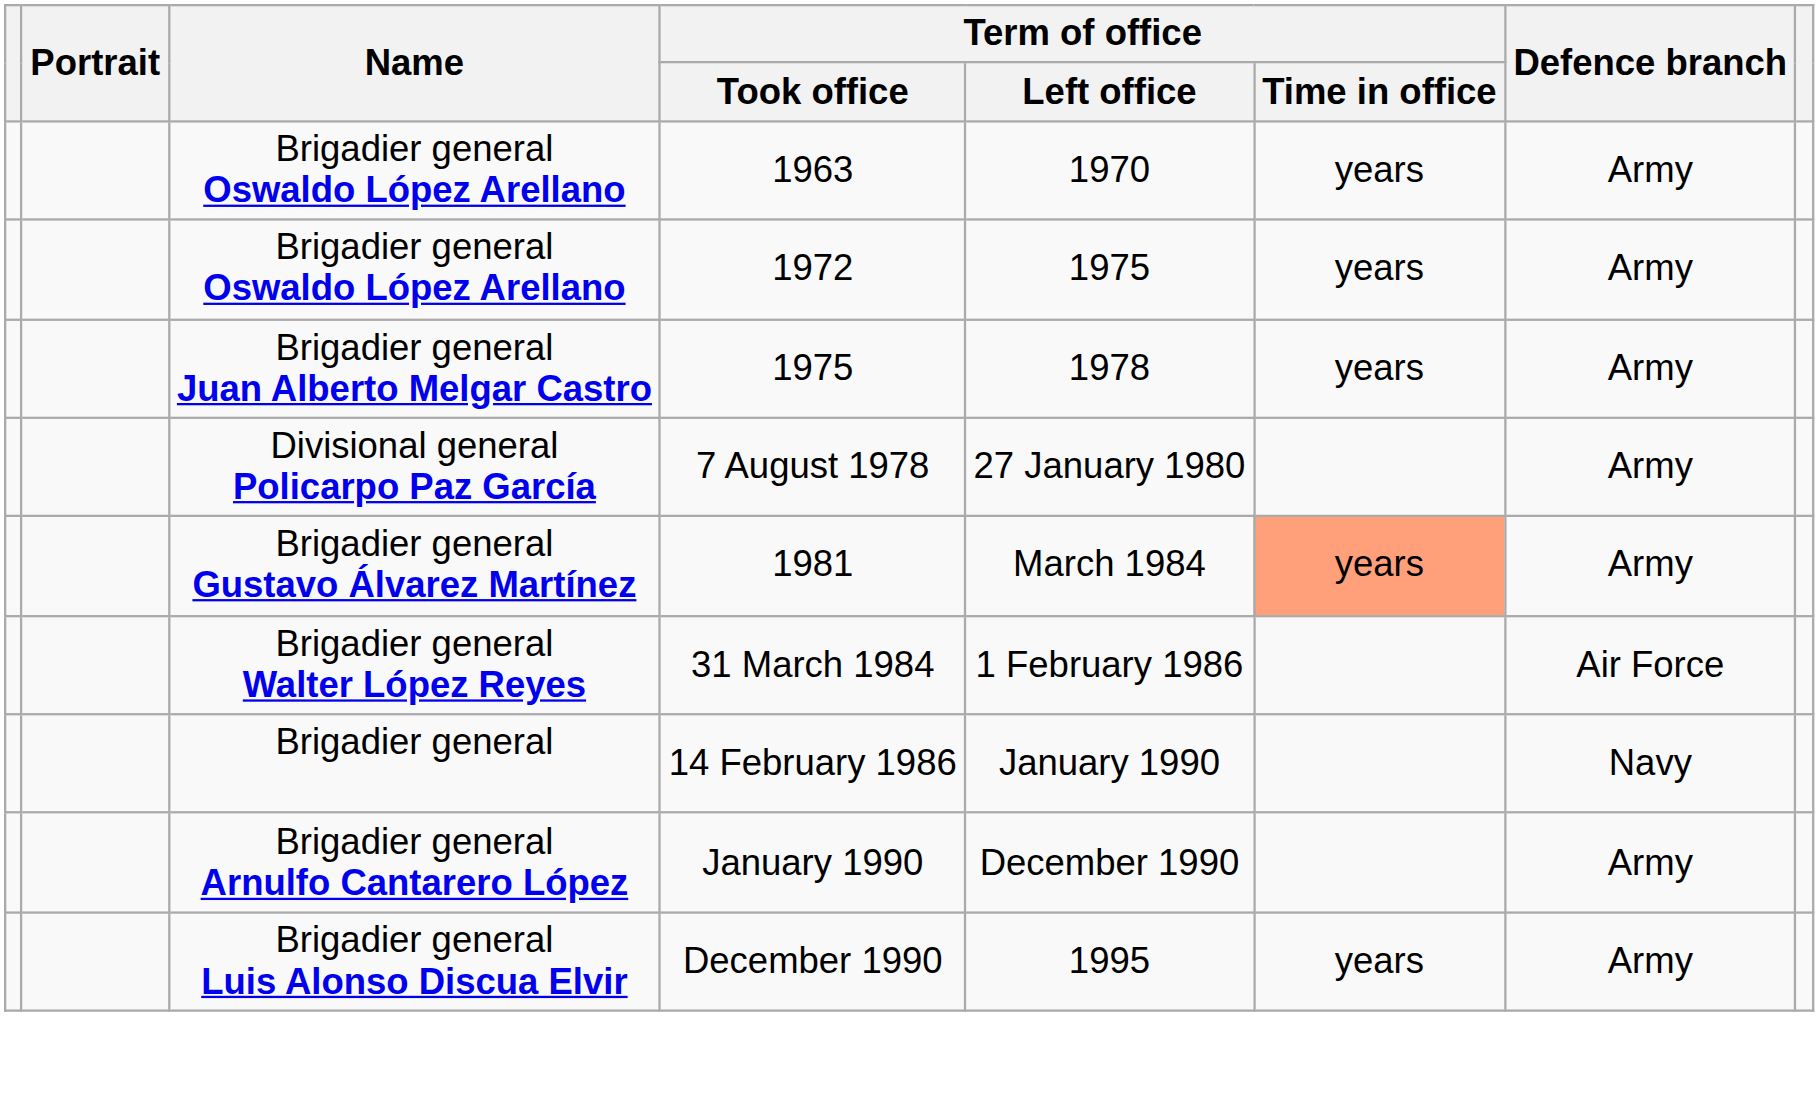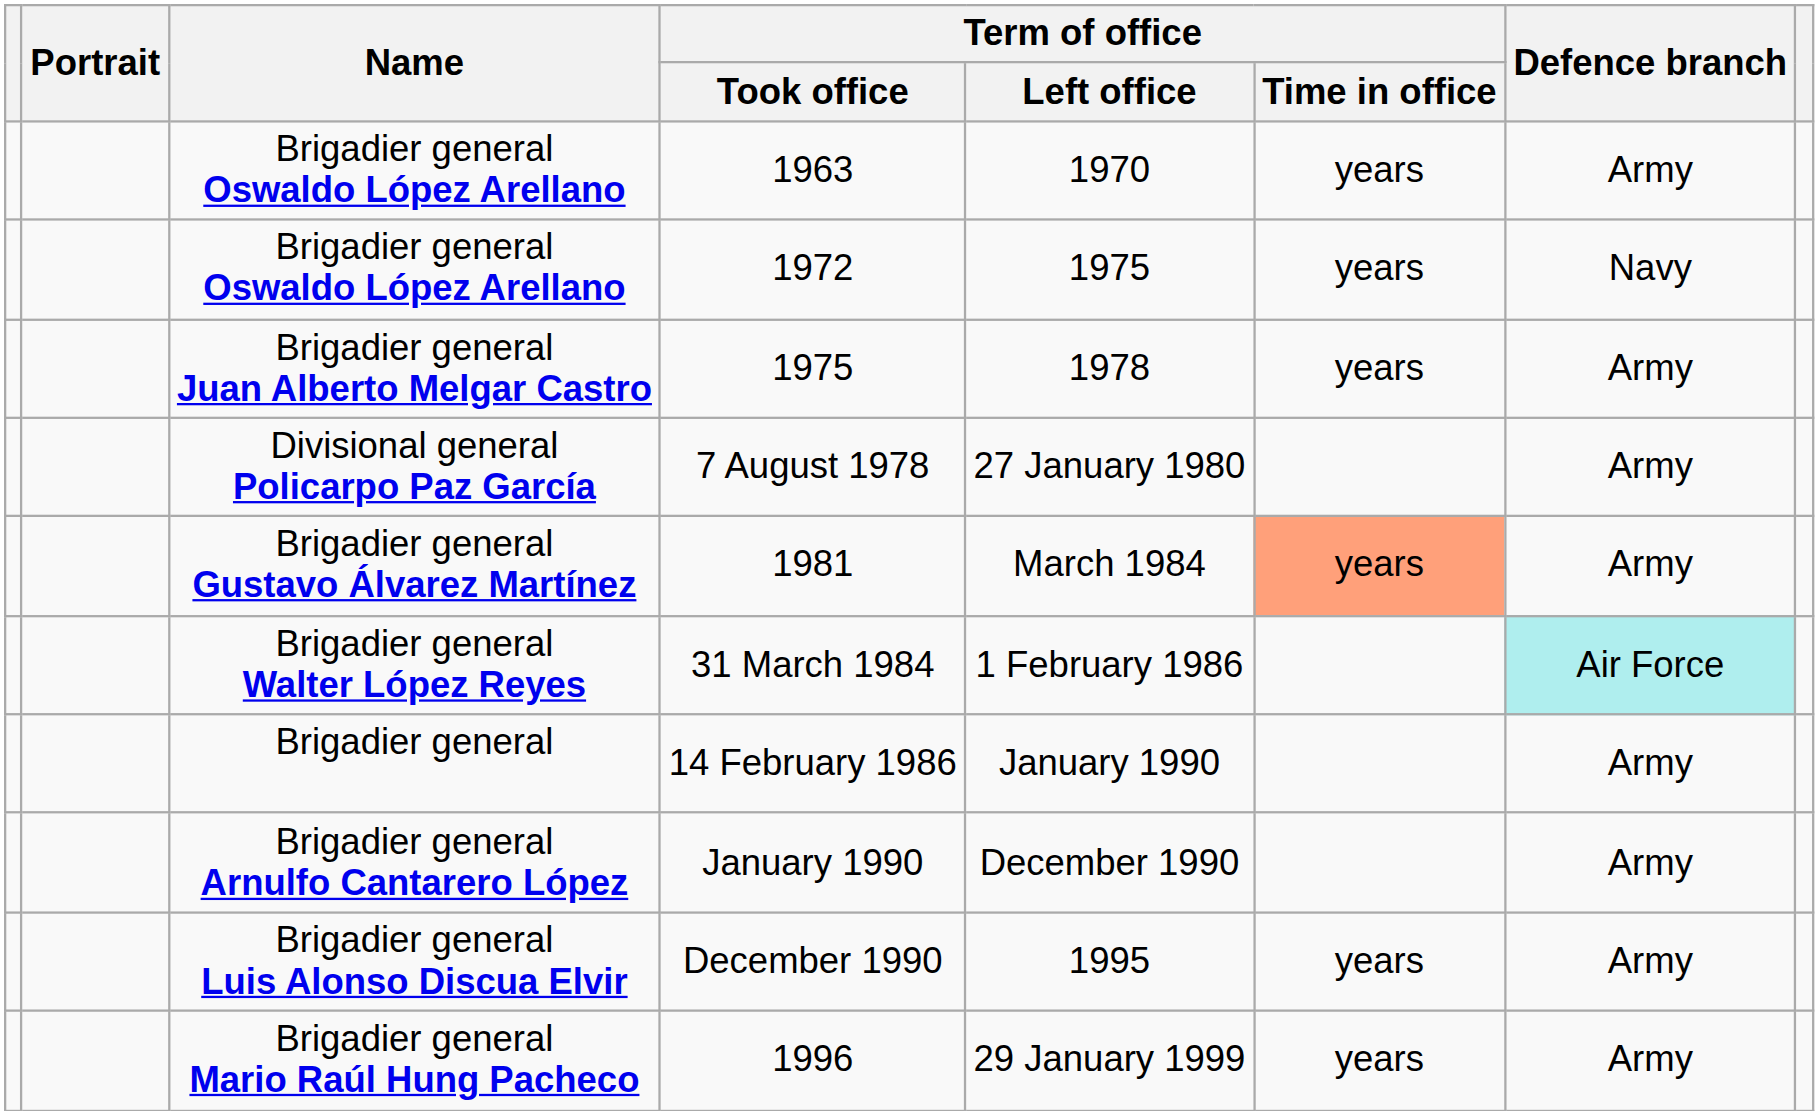(1650, 268) Army -> (1650, 268) Navy
(1650, 664) no background -> (1650, 664) paleturquoise background
(1650, 763) Navy -> (1650, 763) Army
+ row: (813, 1059)
